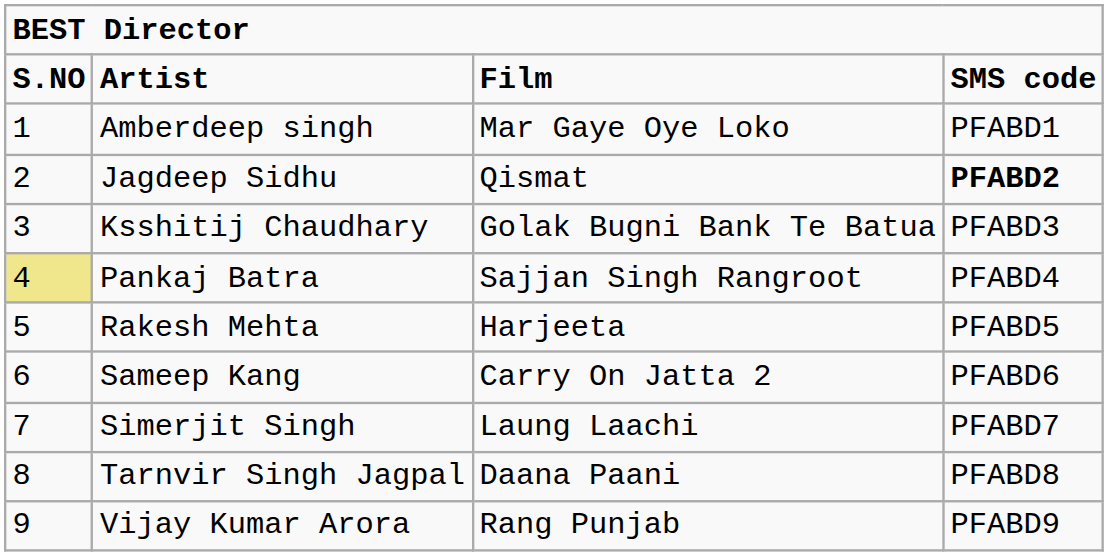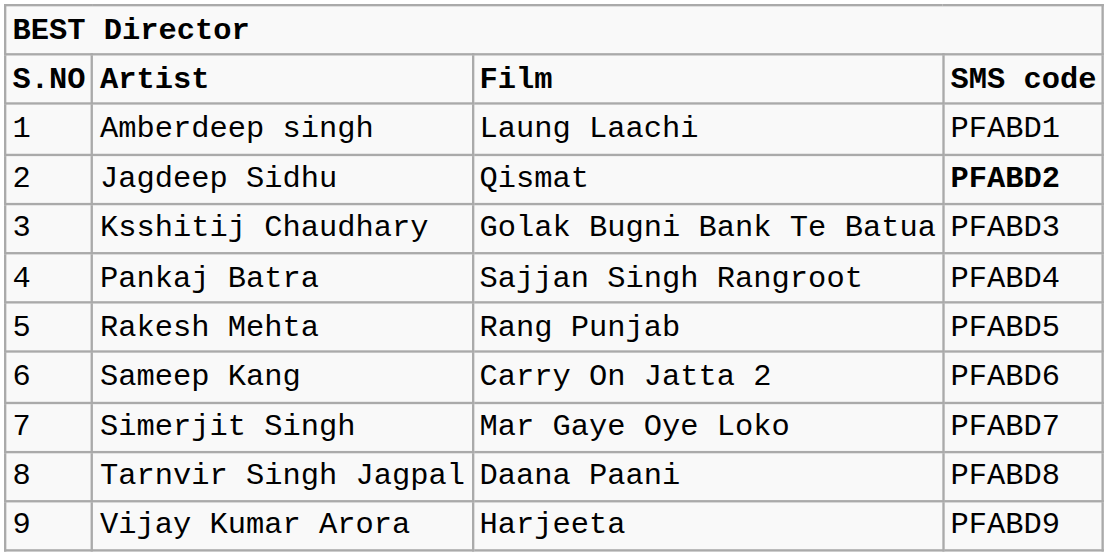(635, 129) Mar Gaye Oye Loko -> (589, 129) Laung Laachi
(22, 278) khaki background -> (22, 278) no background
(553, 327) Harjeeta -> (580, 327) Rang Punjab
(589, 427) Laung Laachi -> (635, 427) Mar Gaye Oye Loko
(580, 526) Rang Punjab -> (553, 526) Harjeeta
